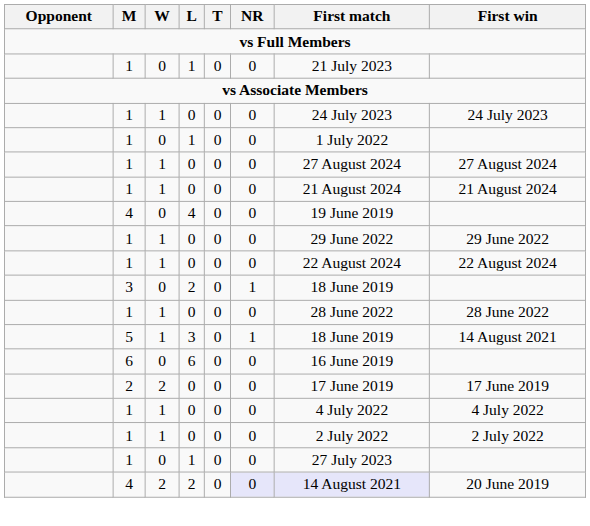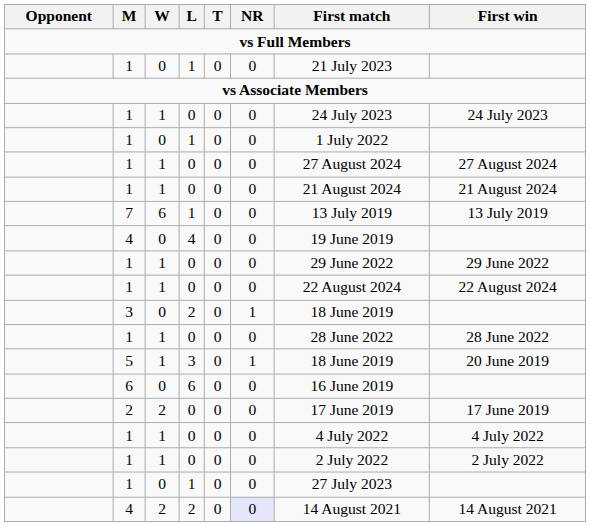+ row: (129, 213)
(508, 336) 14 August 2021 -> (508, 361) 20 June 2019
(352, 484) lavender background -> (352, 509) no background
(508, 484) 20 June 2019 -> (508, 509) 14 August 2021
